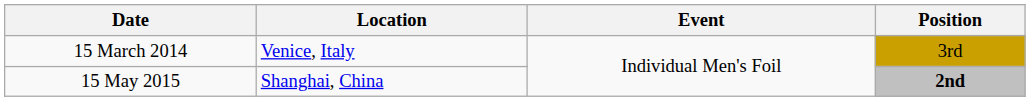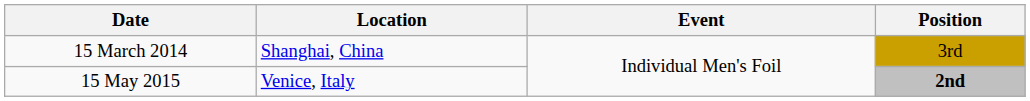(308, 50) Venice, Italy -> (322, 50) Shanghai, China
(322, 81) Shanghai, China -> (308, 81) Venice, Italy
